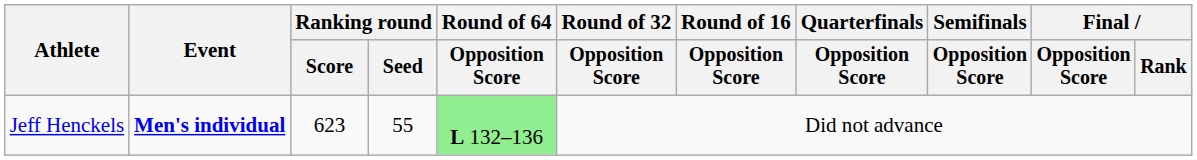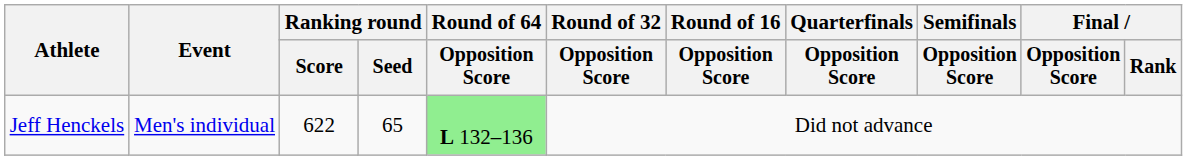(210, 125) bold -> (205, 125) normal
(329, 125) 623 -> (319, 125) 622
(403, 125) 55 -> (392, 125) 65
